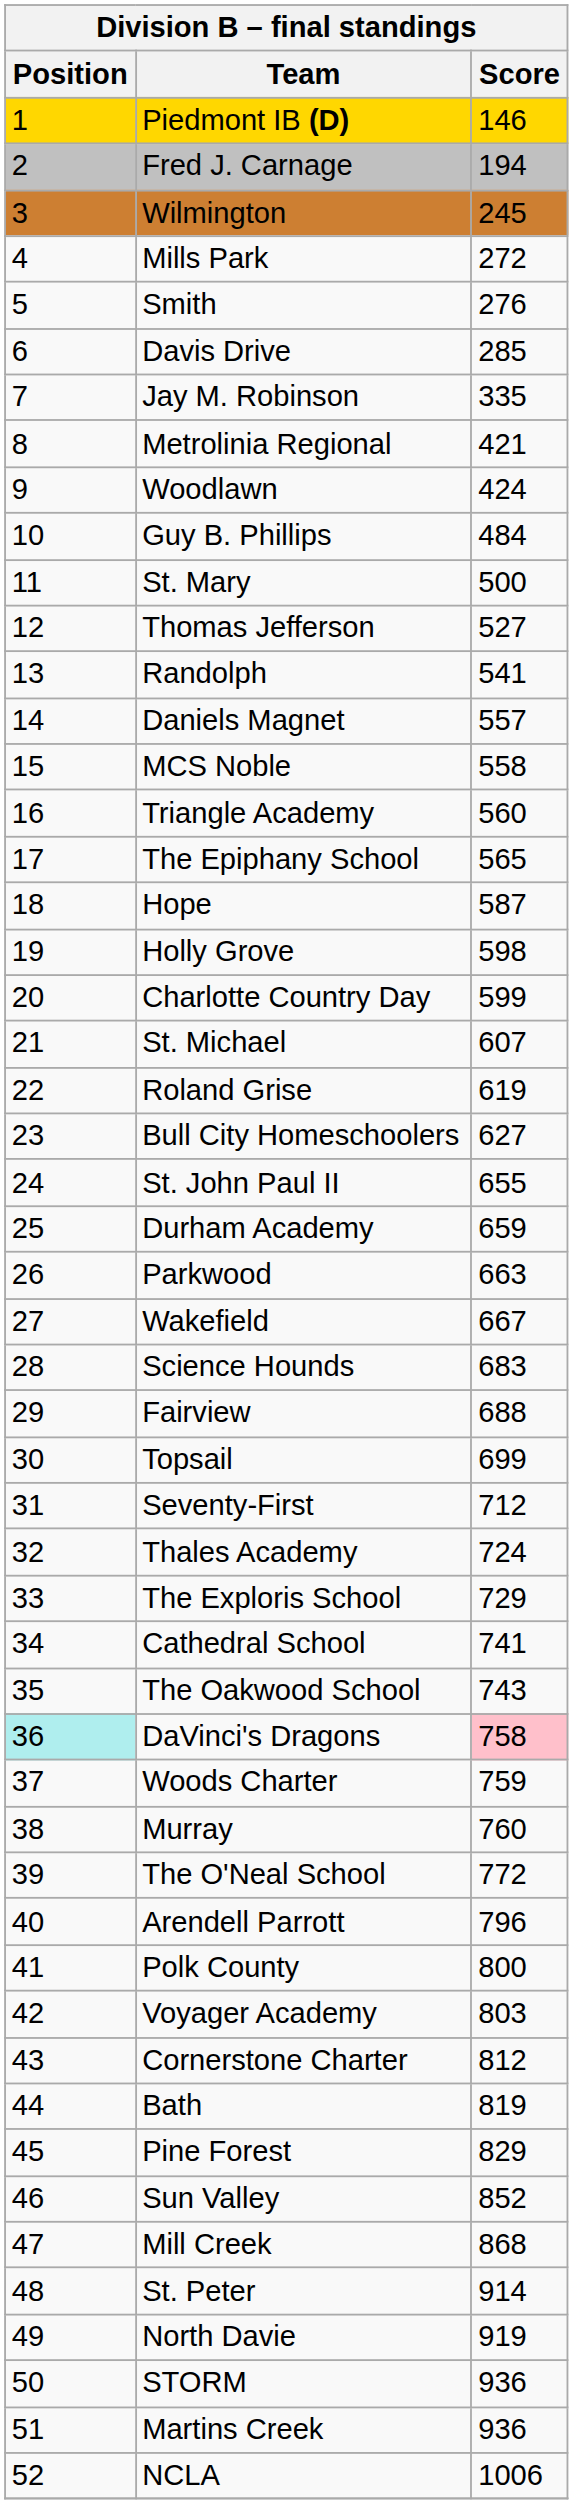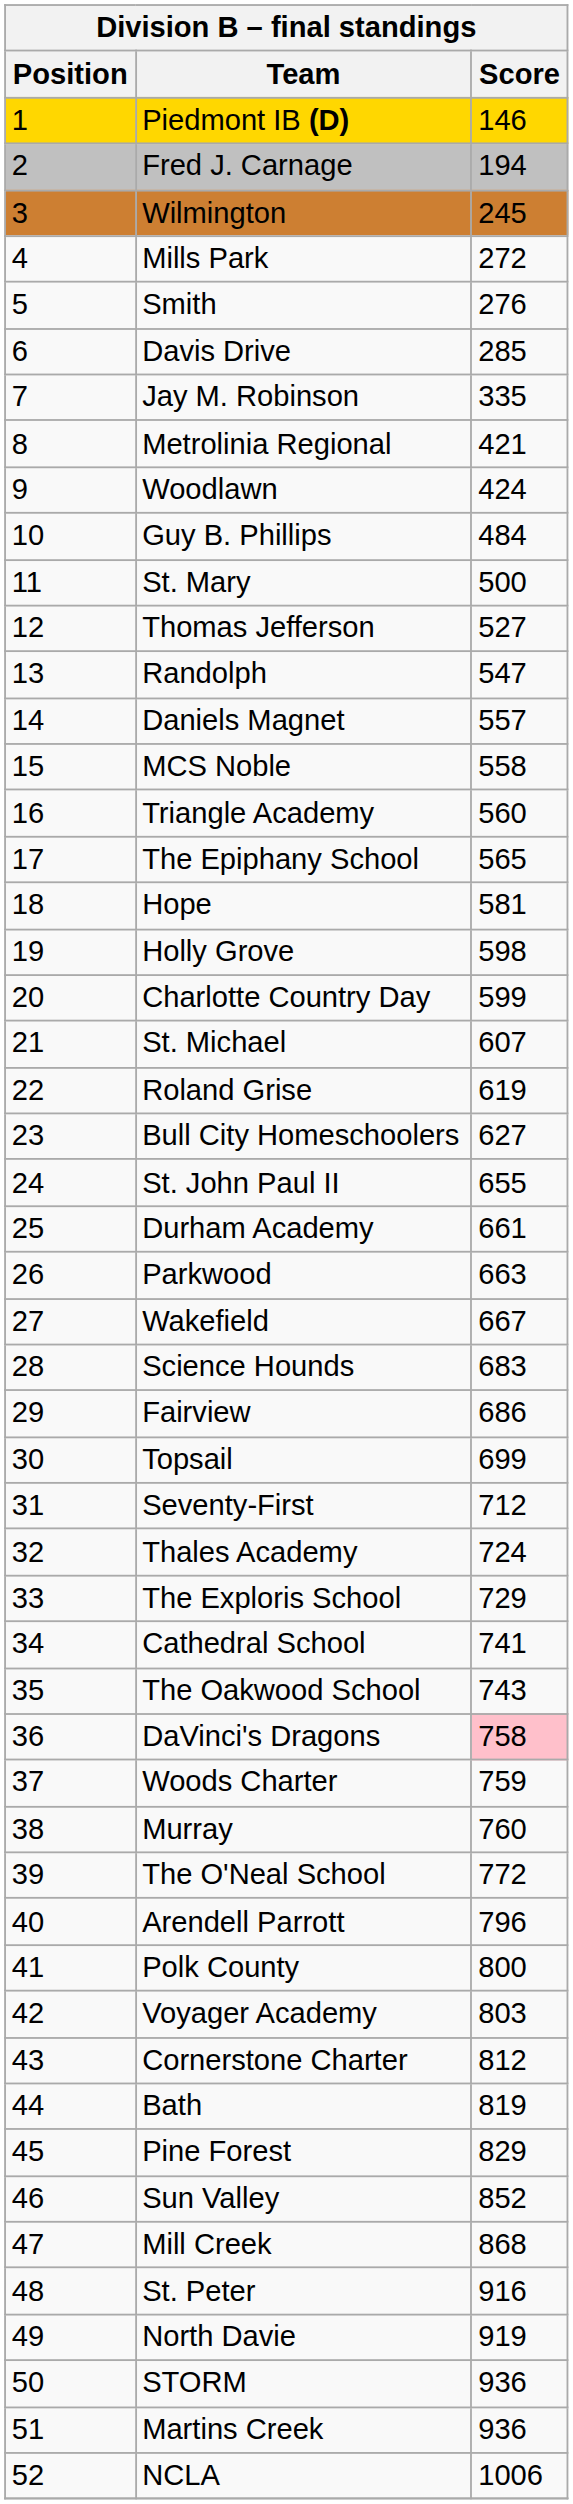(503, 674) 541 -> (503, 674) 547
(503, 905) 587 -> (503, 905) 581
(503, 1228) 659 -> (503, 1228) 661
(503, 1413) 688 -> (503, 1413) 686
(28, 1736) paleturquoise background -> (28, 1736) no background
(503, 2290) 914 -> (503, 2290) 916
